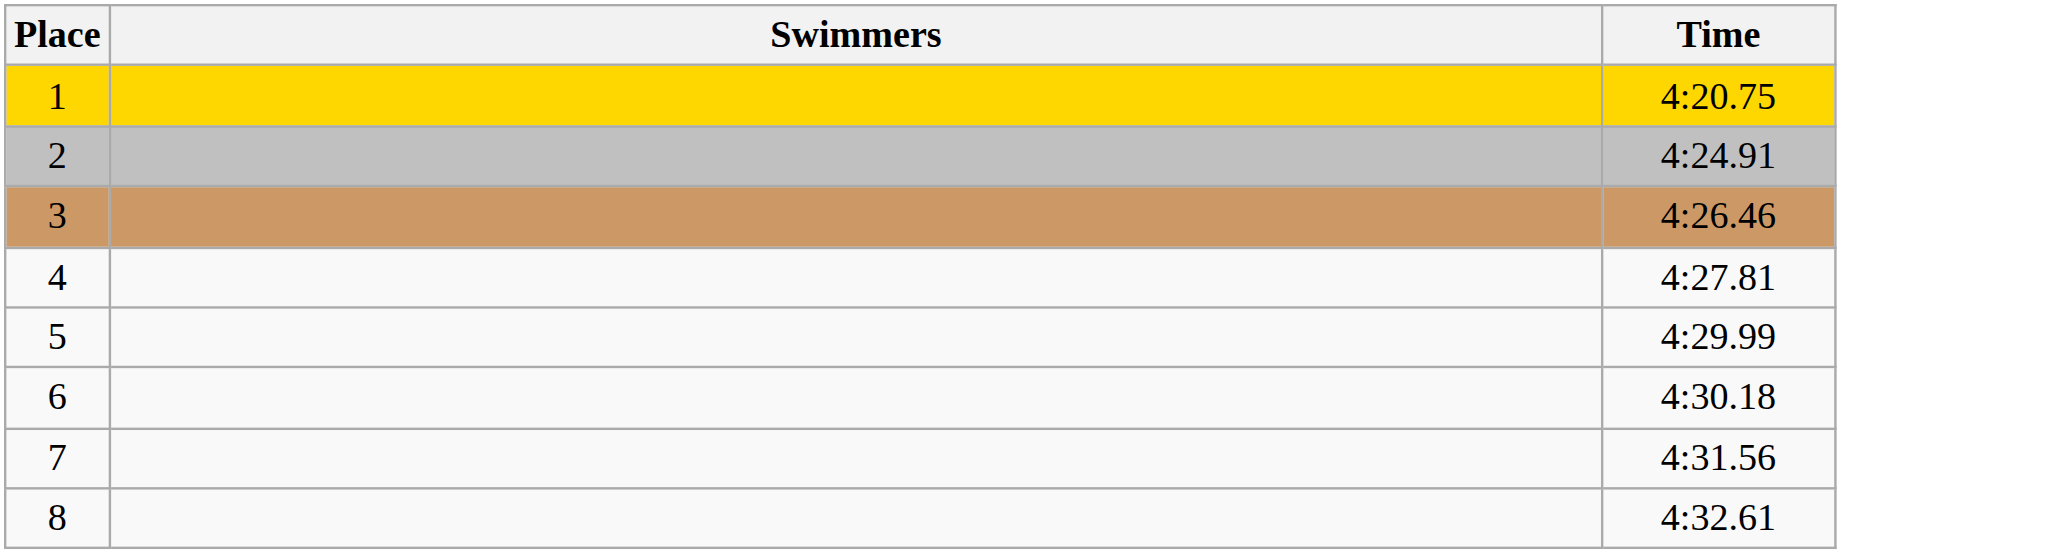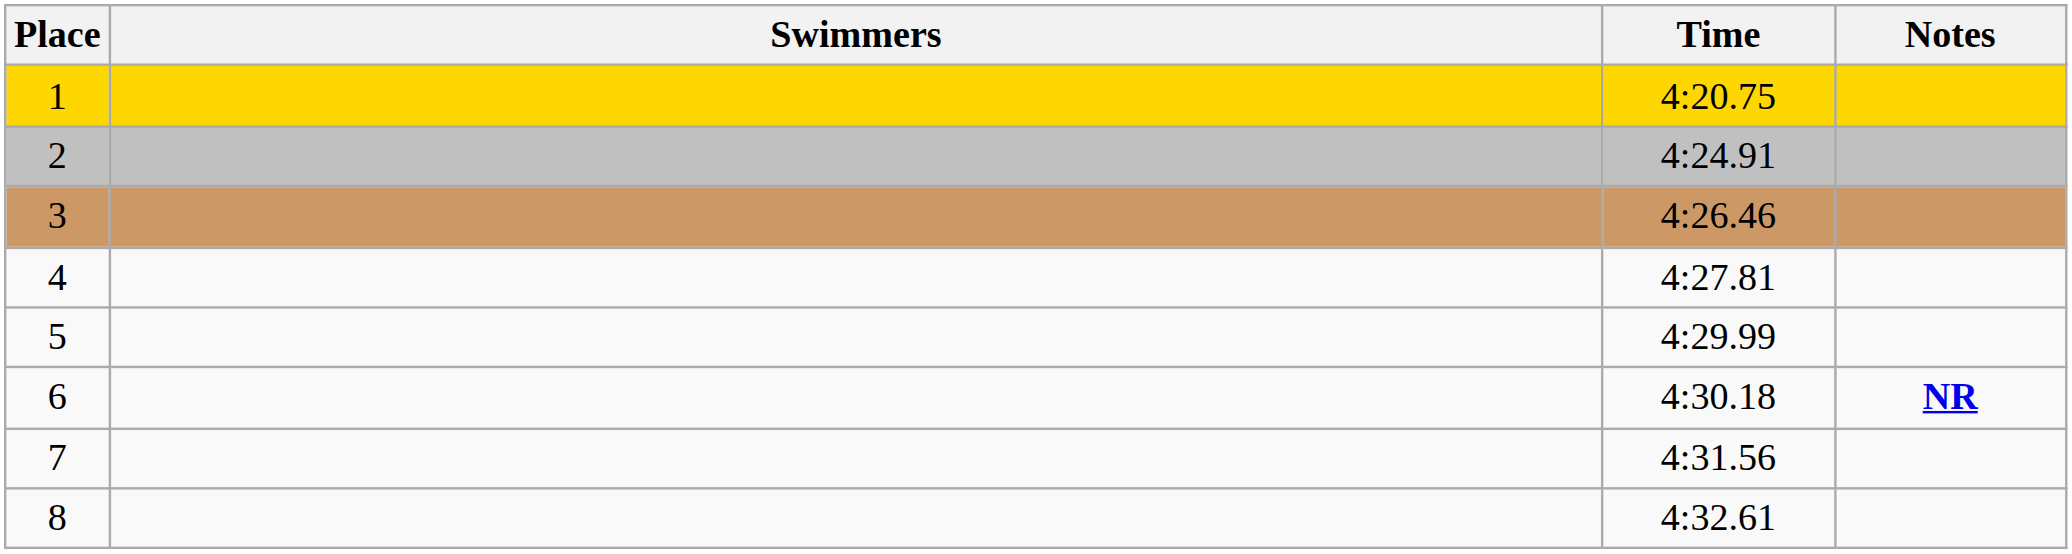+ column: (1950, 34)
